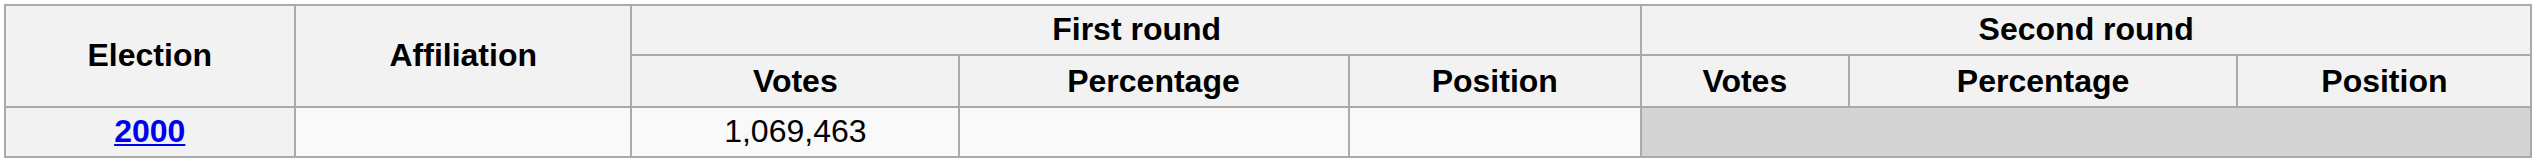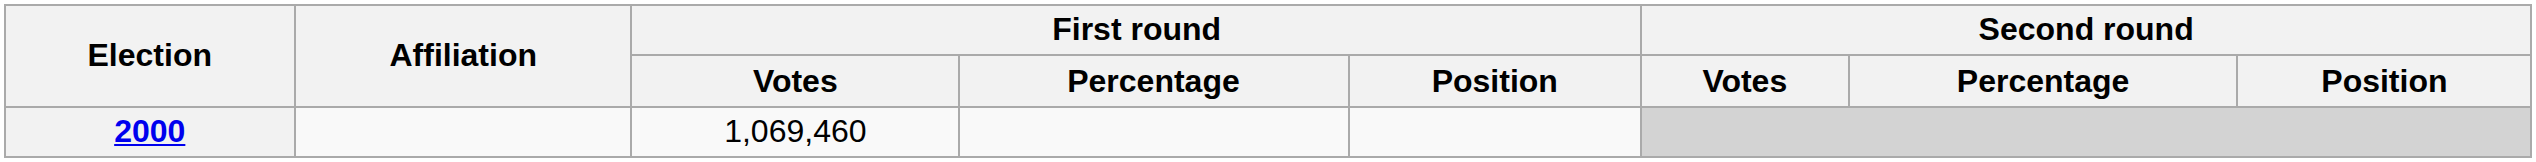(795, 131) 1,069,463 -> (795, 131) 1,069,460
